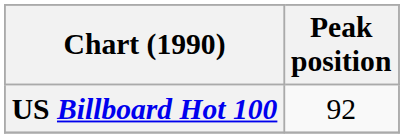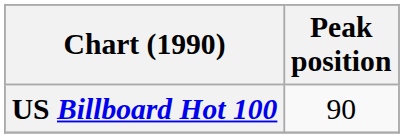(341, 108) 92 -> (341, 108) 90
